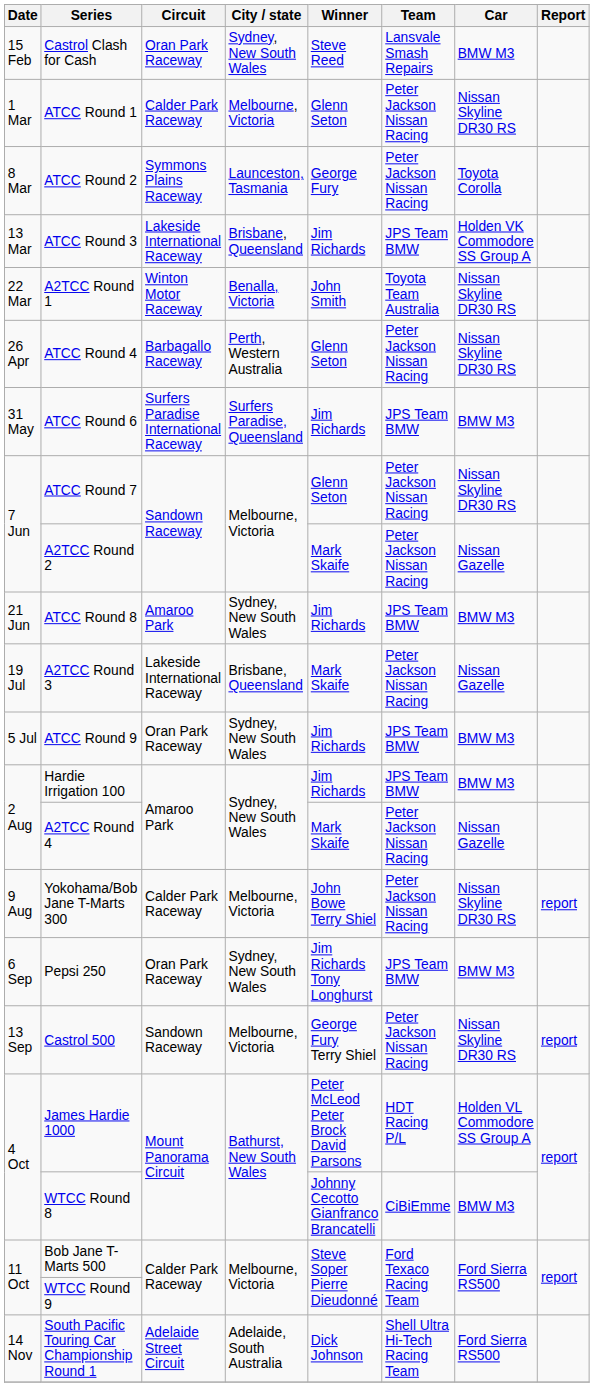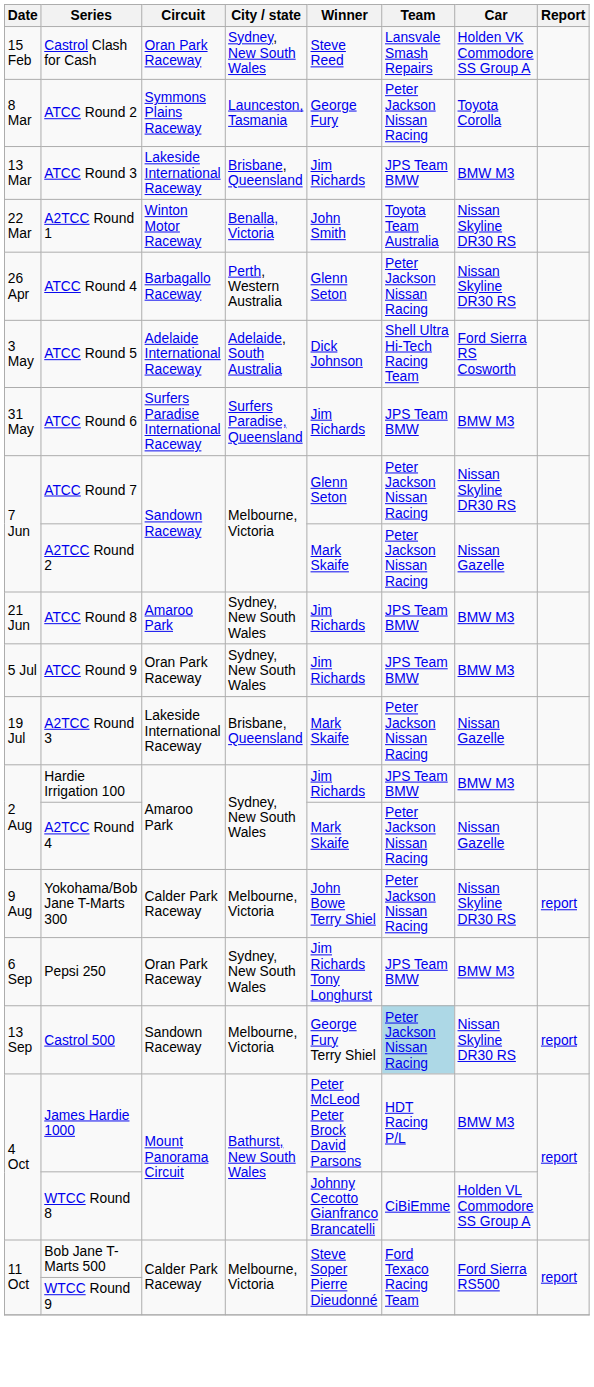(486, 53) BMW M3 -> (496, 53) Holden VK Commodore SS Group A
- row: (91, 113)
(496, 241) Holden VK Commodore SS Group A -> (486, 173) BMW M3
+ row: (91, 354)
rows swapped: (91, 739) <-> (89, 678)
(411, 1040) no background -> (410, 1040) lightblue background
(496, 1123) Holden VL Commodore SS Group A -> (486, 1123) BMW M3
(486, 1206) BMW M3 -> (496, 1206) Holden VL Commodore SS Group A
- row: (88, 1349)
